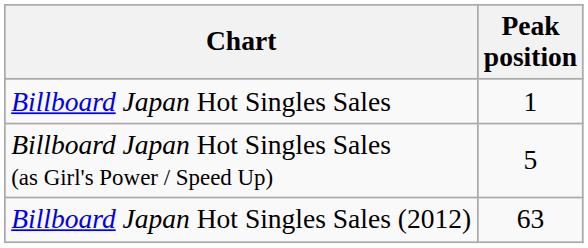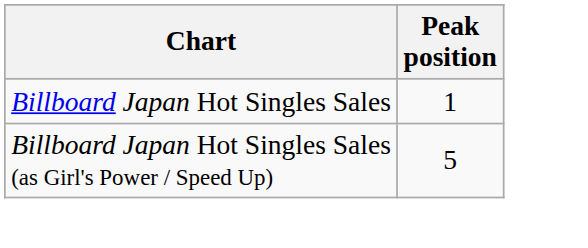- row: (241, 219)
